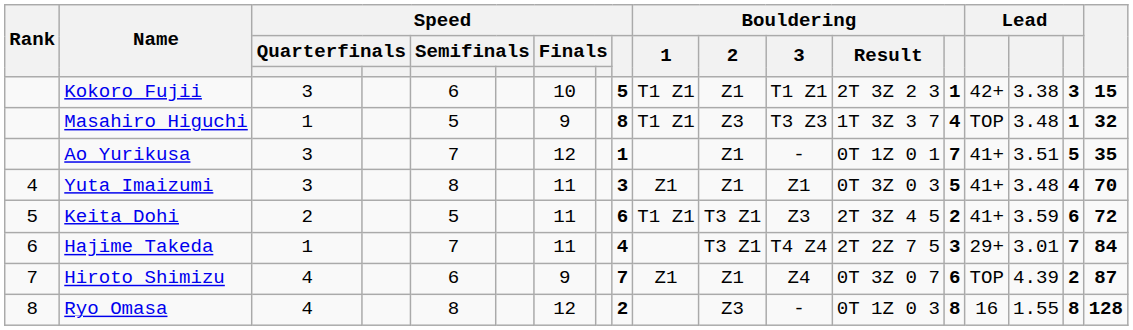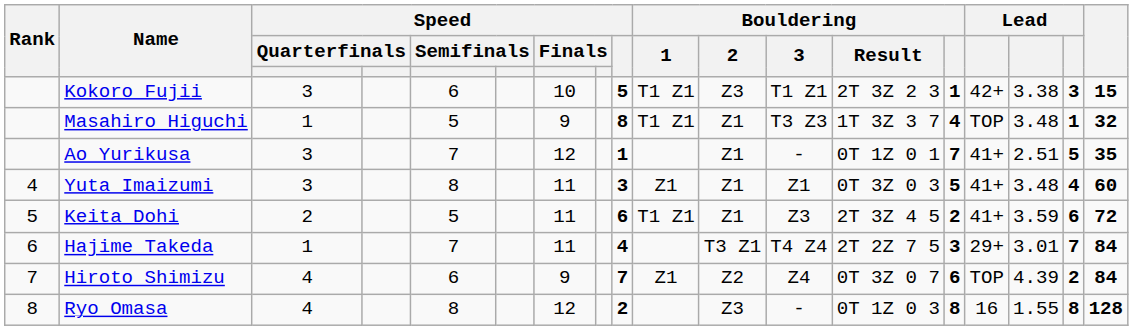(732, 92) Z1 -> (732, 92) Z3
(732, 123) Z3 -> (732, 123) Z1
(1036, 154) 3.51 -> (1036, 154) 2.51
(1106, 185) 70 -> (1106, 185) 60
(732, 216) T3 Z1 -> (732, 216) Z1
(732, 279) Z1 -> (732, 279) Z2
(1106, 279) 87 -> (1106, 279) 84
